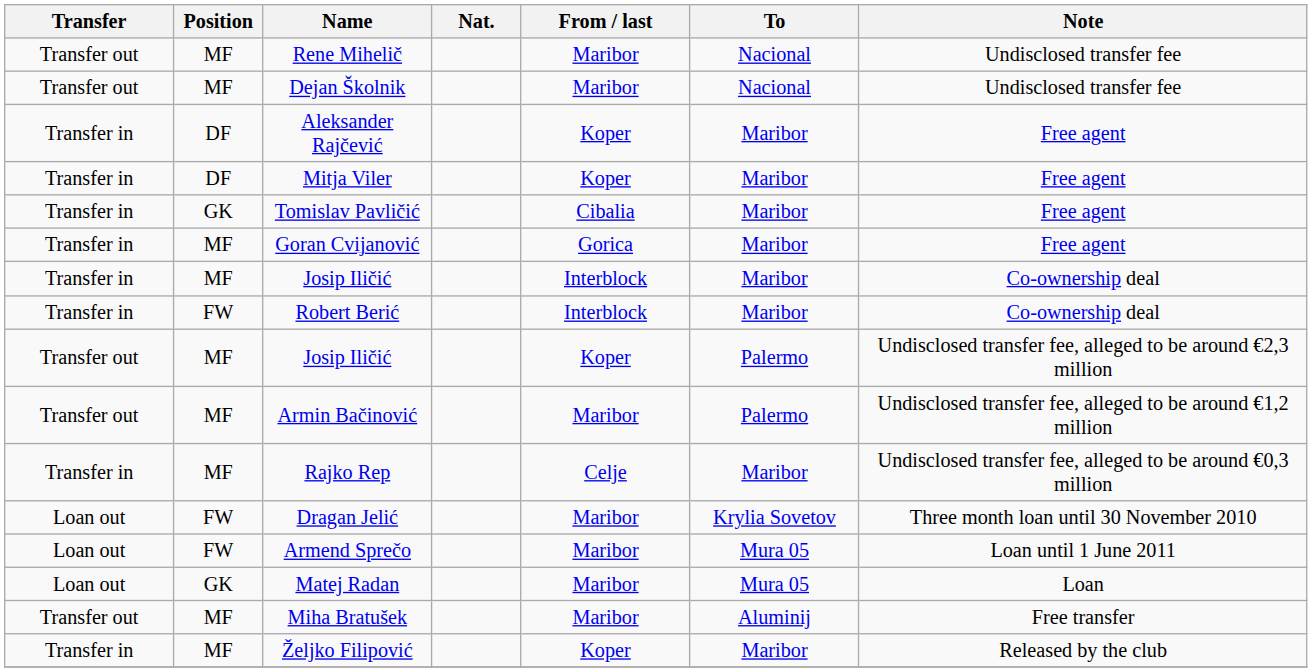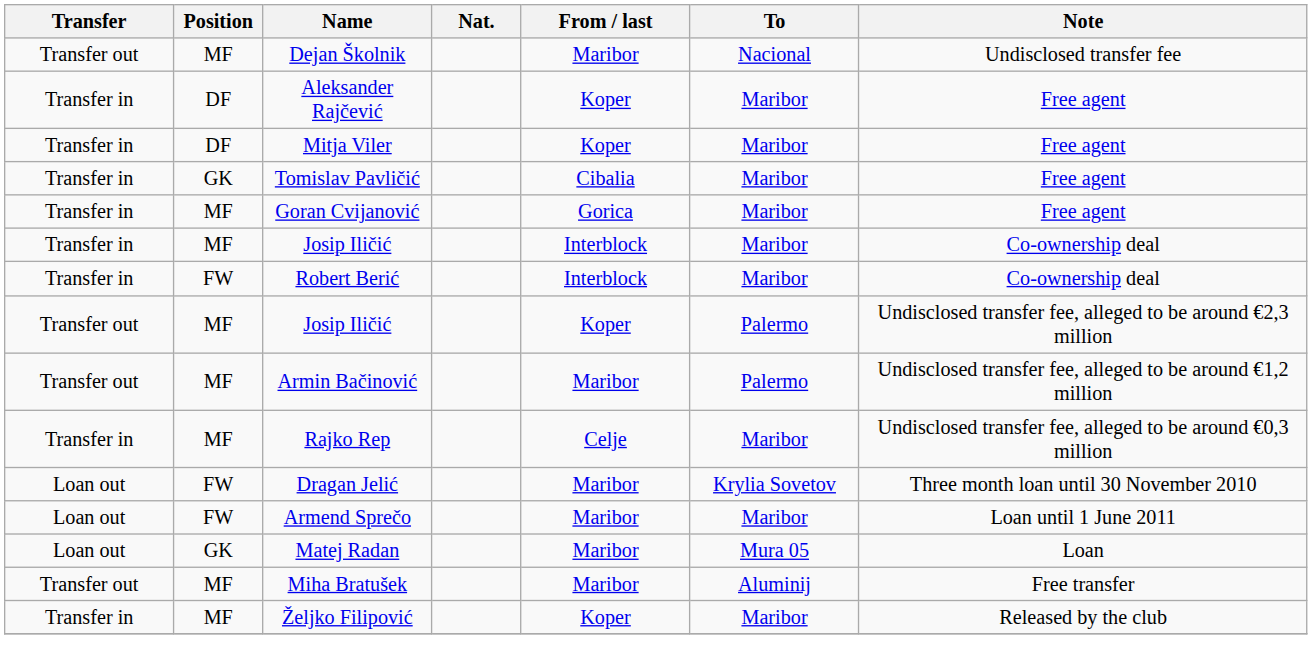- row: (89, 54)
(775, 550) Mura 05 -> (775, 517) Maribor
